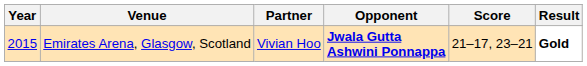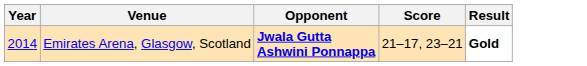- column: (289, 15)
(22, 44) 2015 -> (22, 44) 2014
